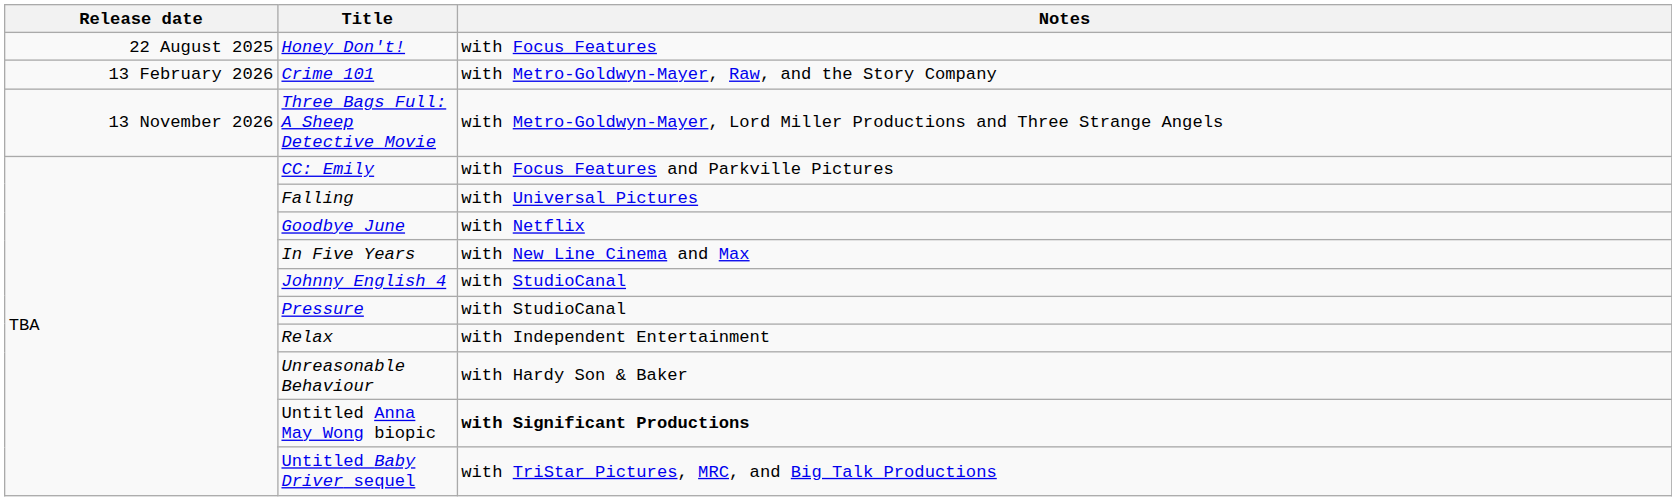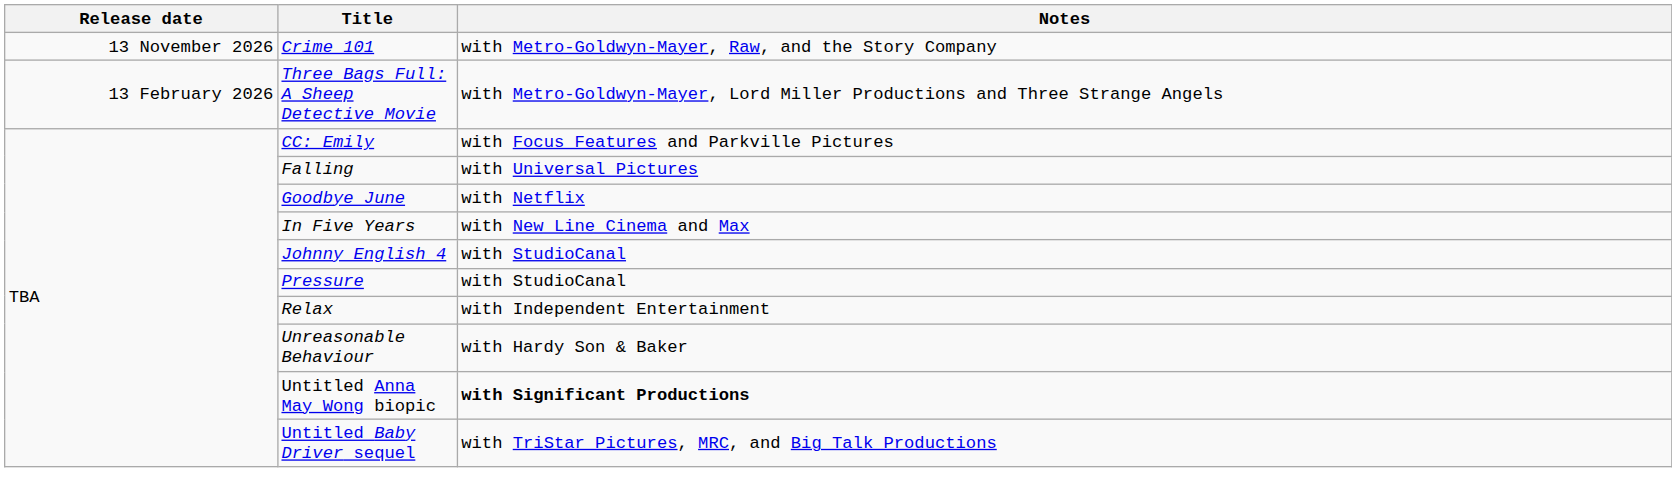- row: (343, 47)
(191, 75) 13 February 2026 -> (191, 47) 13 November 2026
(191, 122) 13 November 2026 -> (191, 94) 13 February 2026
